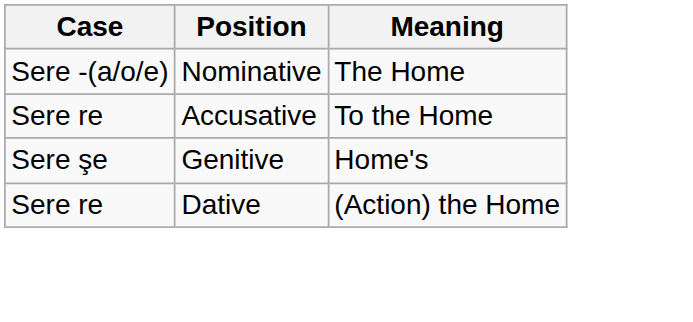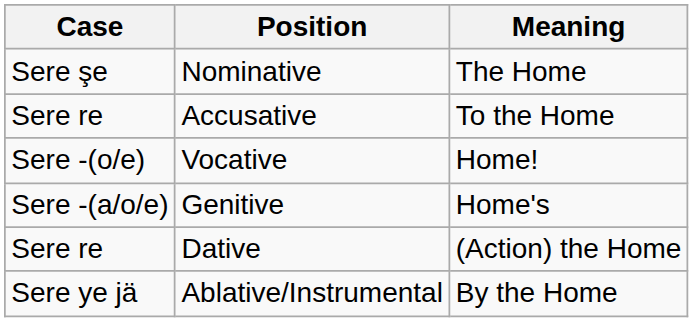(90, 71) Sere -(a/o/e) -> (60, 71) Sere şe
+ row: (234, 159)
(60, 159) Sere şe -> (90, 204) Sere -(a/o/e)
+ row: (312, 293)
